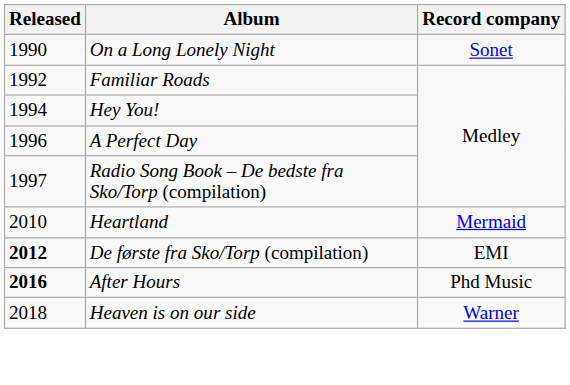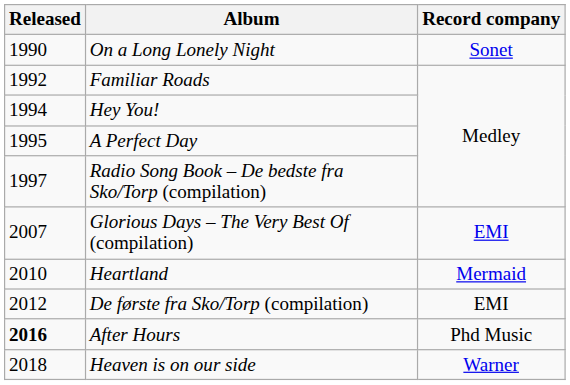(28, 140) 1996 -> (28, 140) 1995
+ row: (219, 232)
(28, 252) bold -> (28, 304) normal
